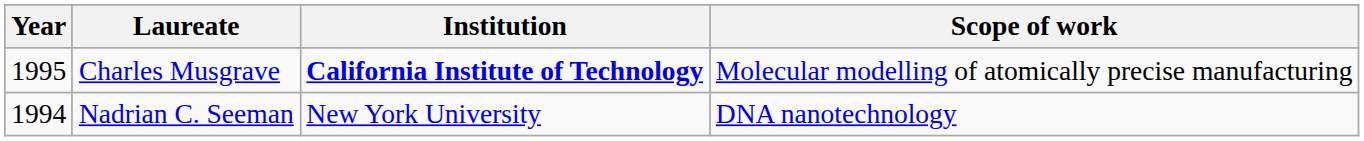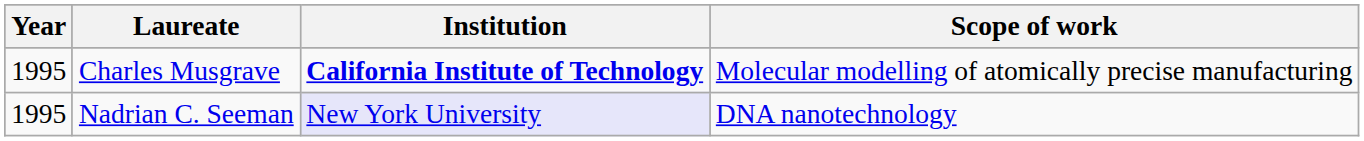(39, 113) 1994 -> (39, 113) 1995
(424, 113) no background -> (424, 113) lavender background
